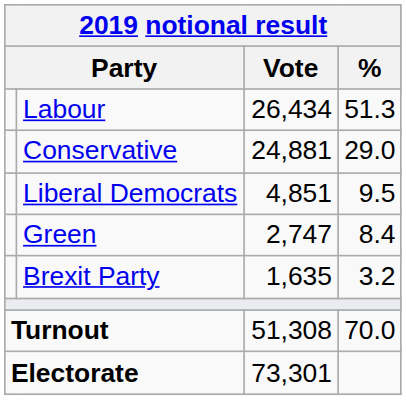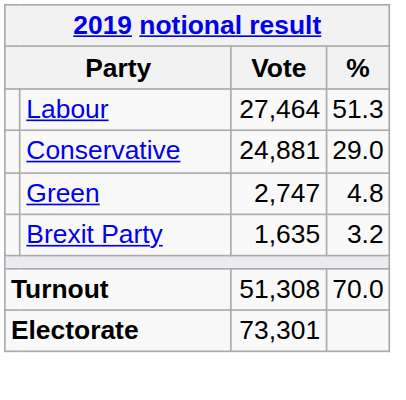(292, 109) 26,434 -> (280, 109) 27,464
- row: (130, 192)
(377, 234) 8.4 -> (365, 192) 4.8
